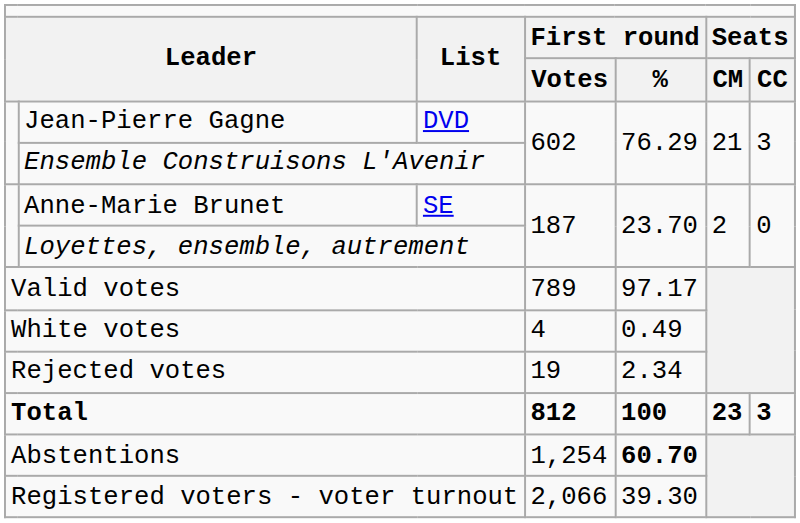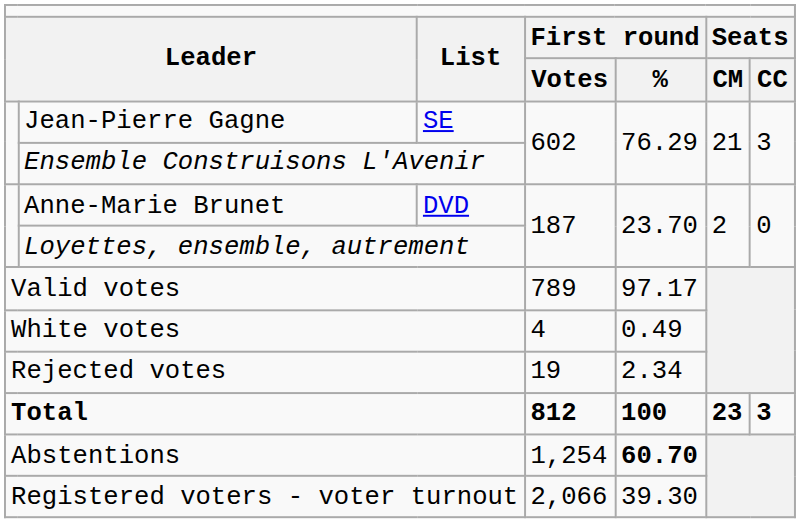(446, 122) DVD -> (438, 122) SE
(438, 205) SE -> (446, 205) DVD
